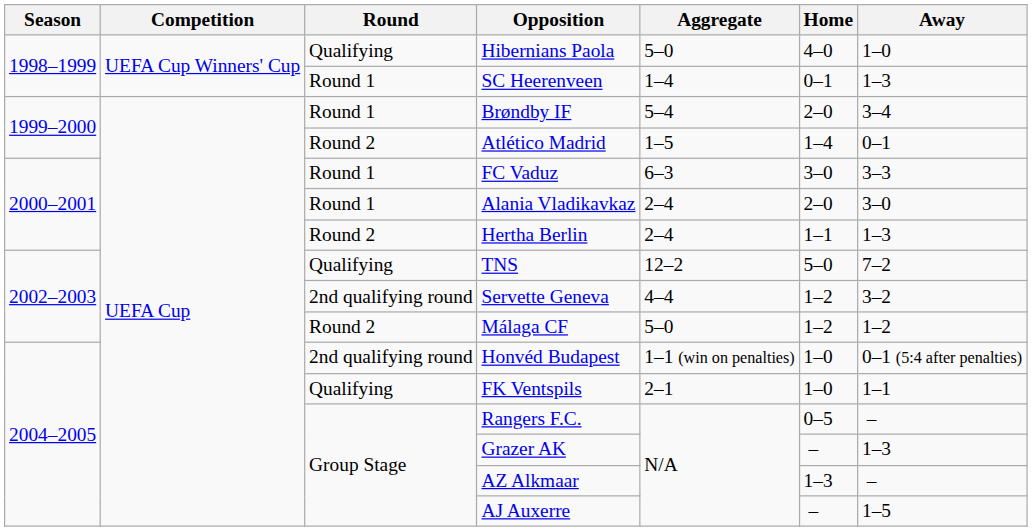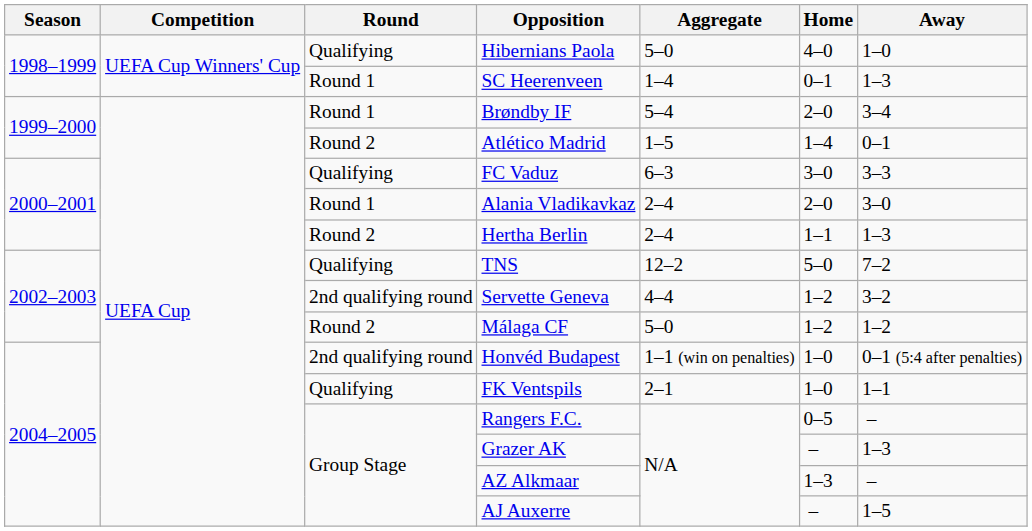(342, 173) Round 1 -> (351, 173) Qualifying
